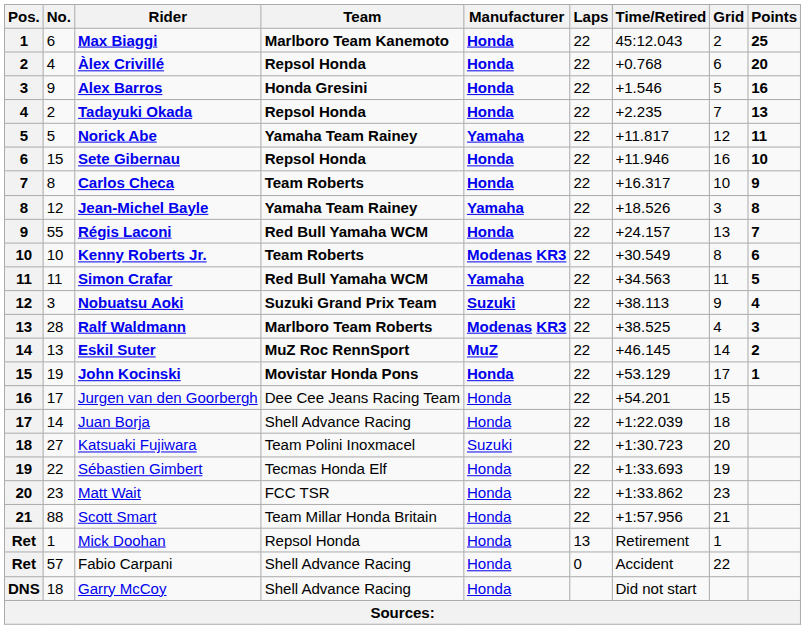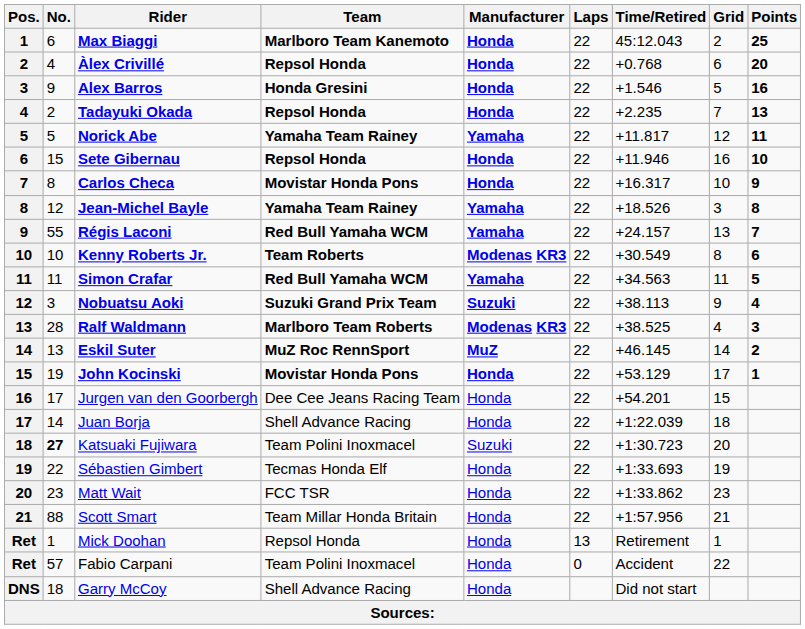(314, 183) Team Roberts -> (342, 183) Movistar Honda Pons
(490, 231) Honda -> (495, 231) Yamaha
(55, 445) normal -> (55, 445) bold
(338, 564) Shell Advance Racing -> (340, 564) Team Polini Inoxmacel
